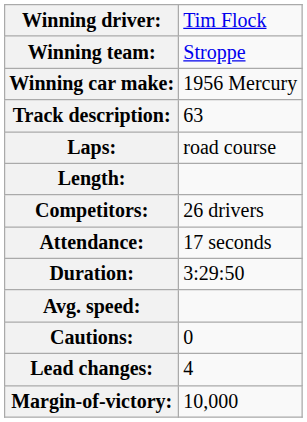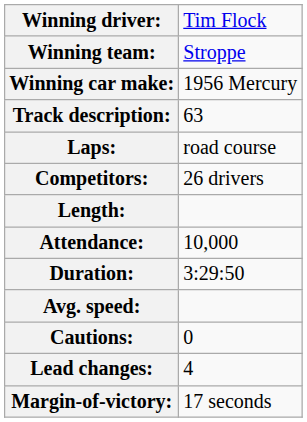rows swapped: (92, 178) <-> (92, 210)
(227, 242) 17 seconds -> (211, 242) 10,000
(211, 400) 10,000 -> (227, 400) 17 seconds
